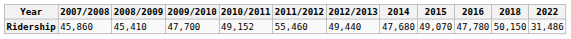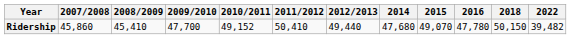(291, 27) 55,460 -> (291, 27) 50,410
(547, 27) 31,486 -> (547, 27) 39,482
